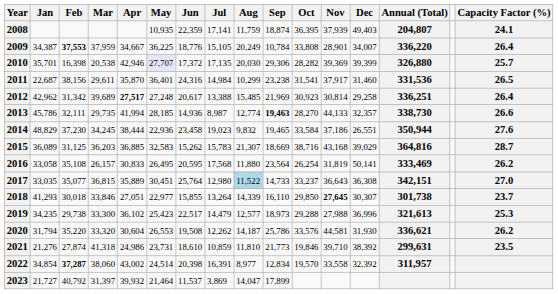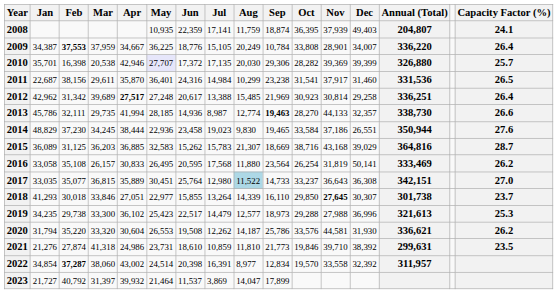(246, 130) 9,832 -> (246, 130) 9,830
